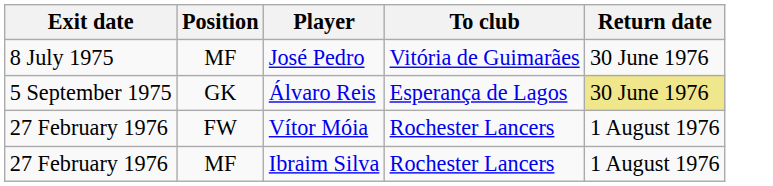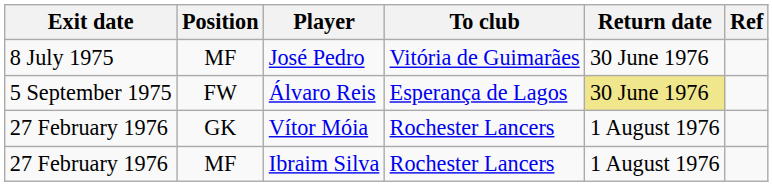+ column: (747, 22)
(220, 92) GK -> (220, 92) FW
(220, 127) FW -> (220, 127) GK
